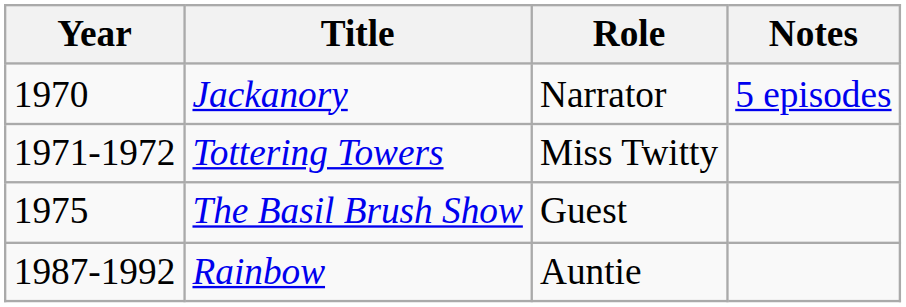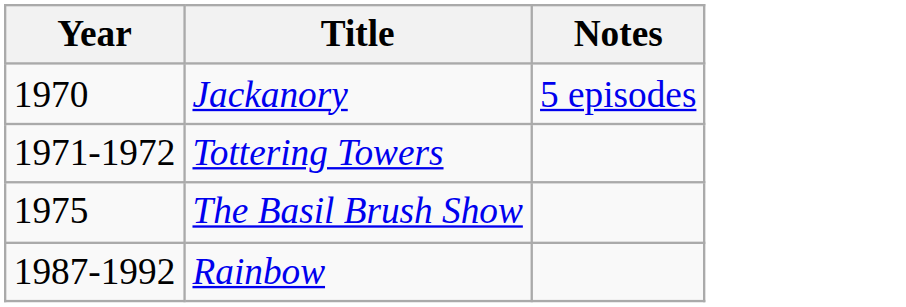- column: (629, 34)
